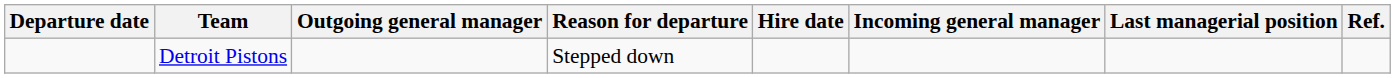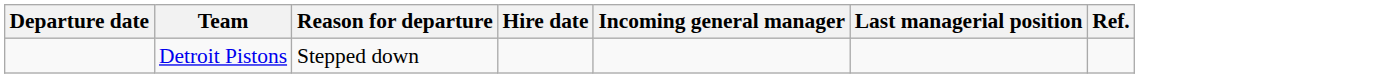- column: (420, 21)
